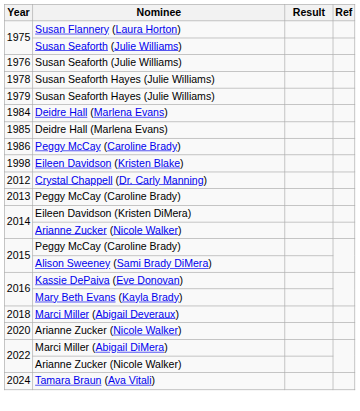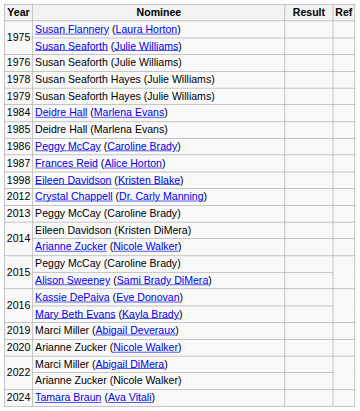+ row: (19, 163)
- row: (19, 314)
+ row: (19, 331)
